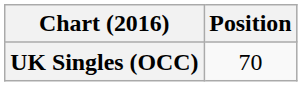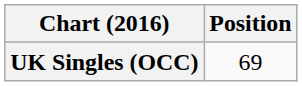(250, 61) 70 -> (250, 61) 69
